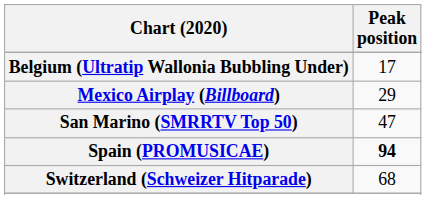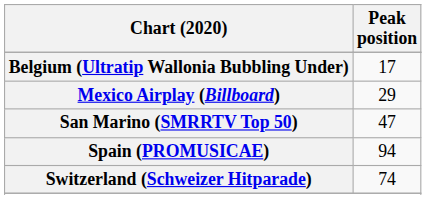(387, 151) bold -> (387, 151) normal
(387, 179) 68 -> (387, 179) 74
